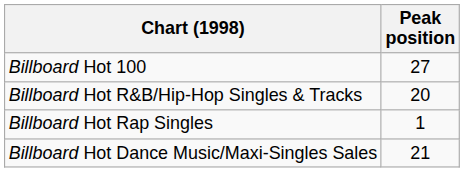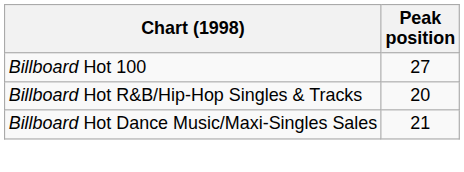- row: (111, 124)
